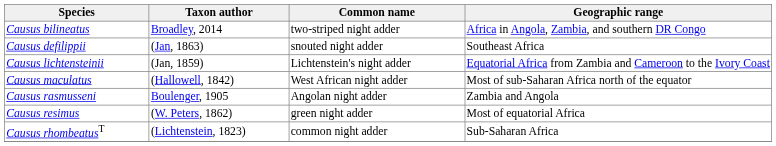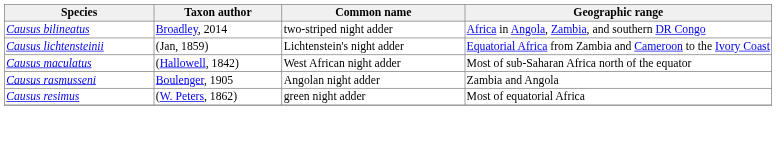- row: (46, 46)
- row: (55, 132)
